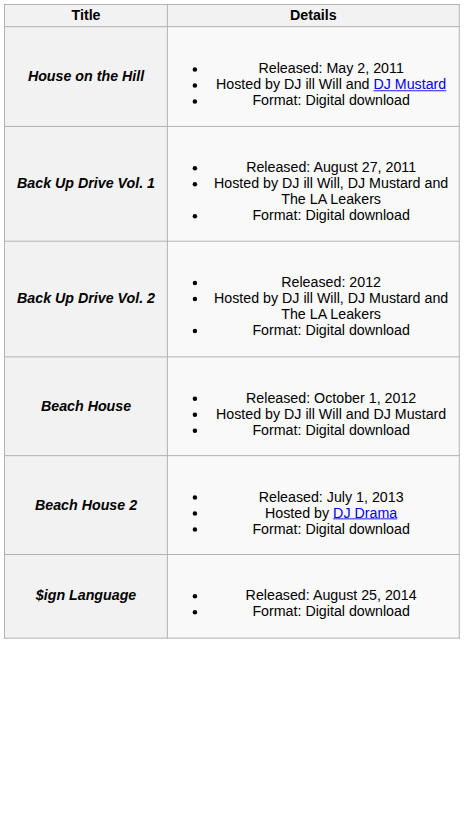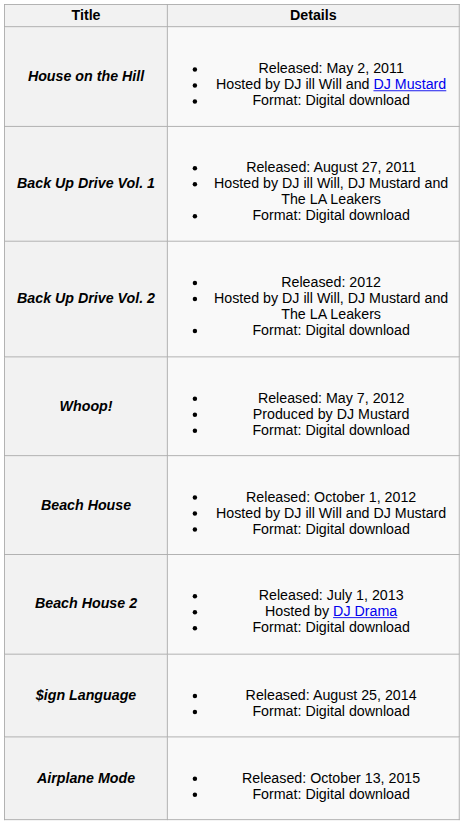+ row: (86, 406)
+ row: (86, 778)
